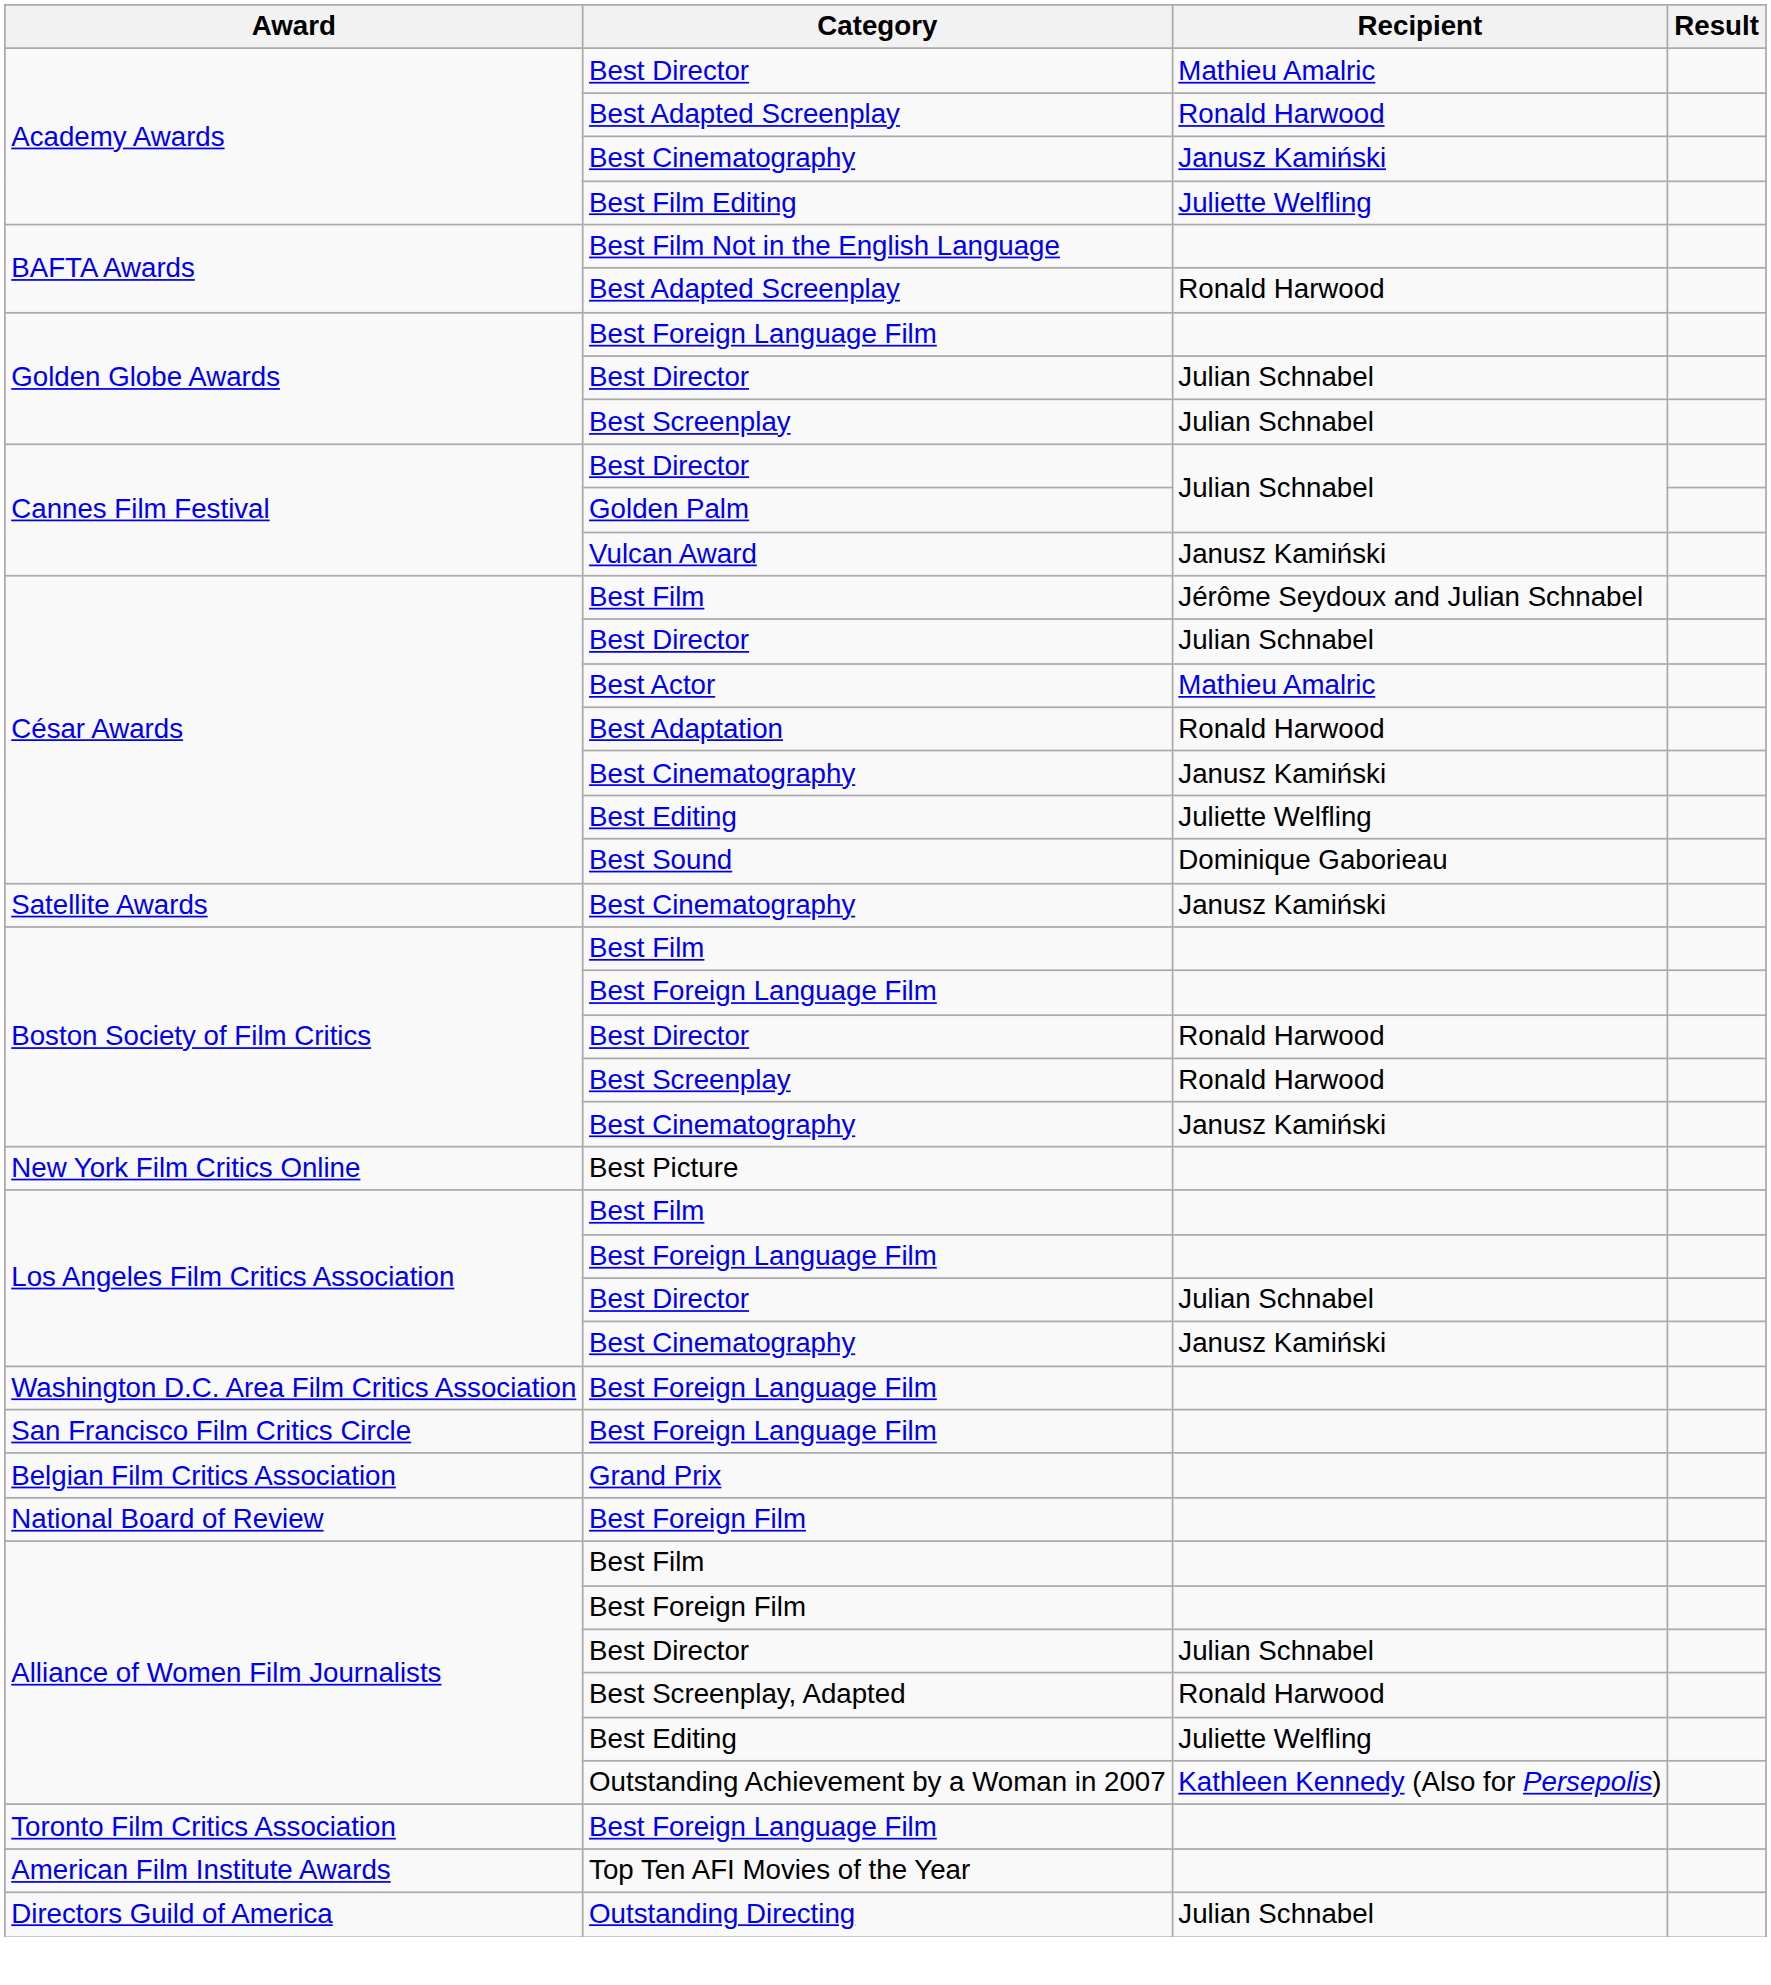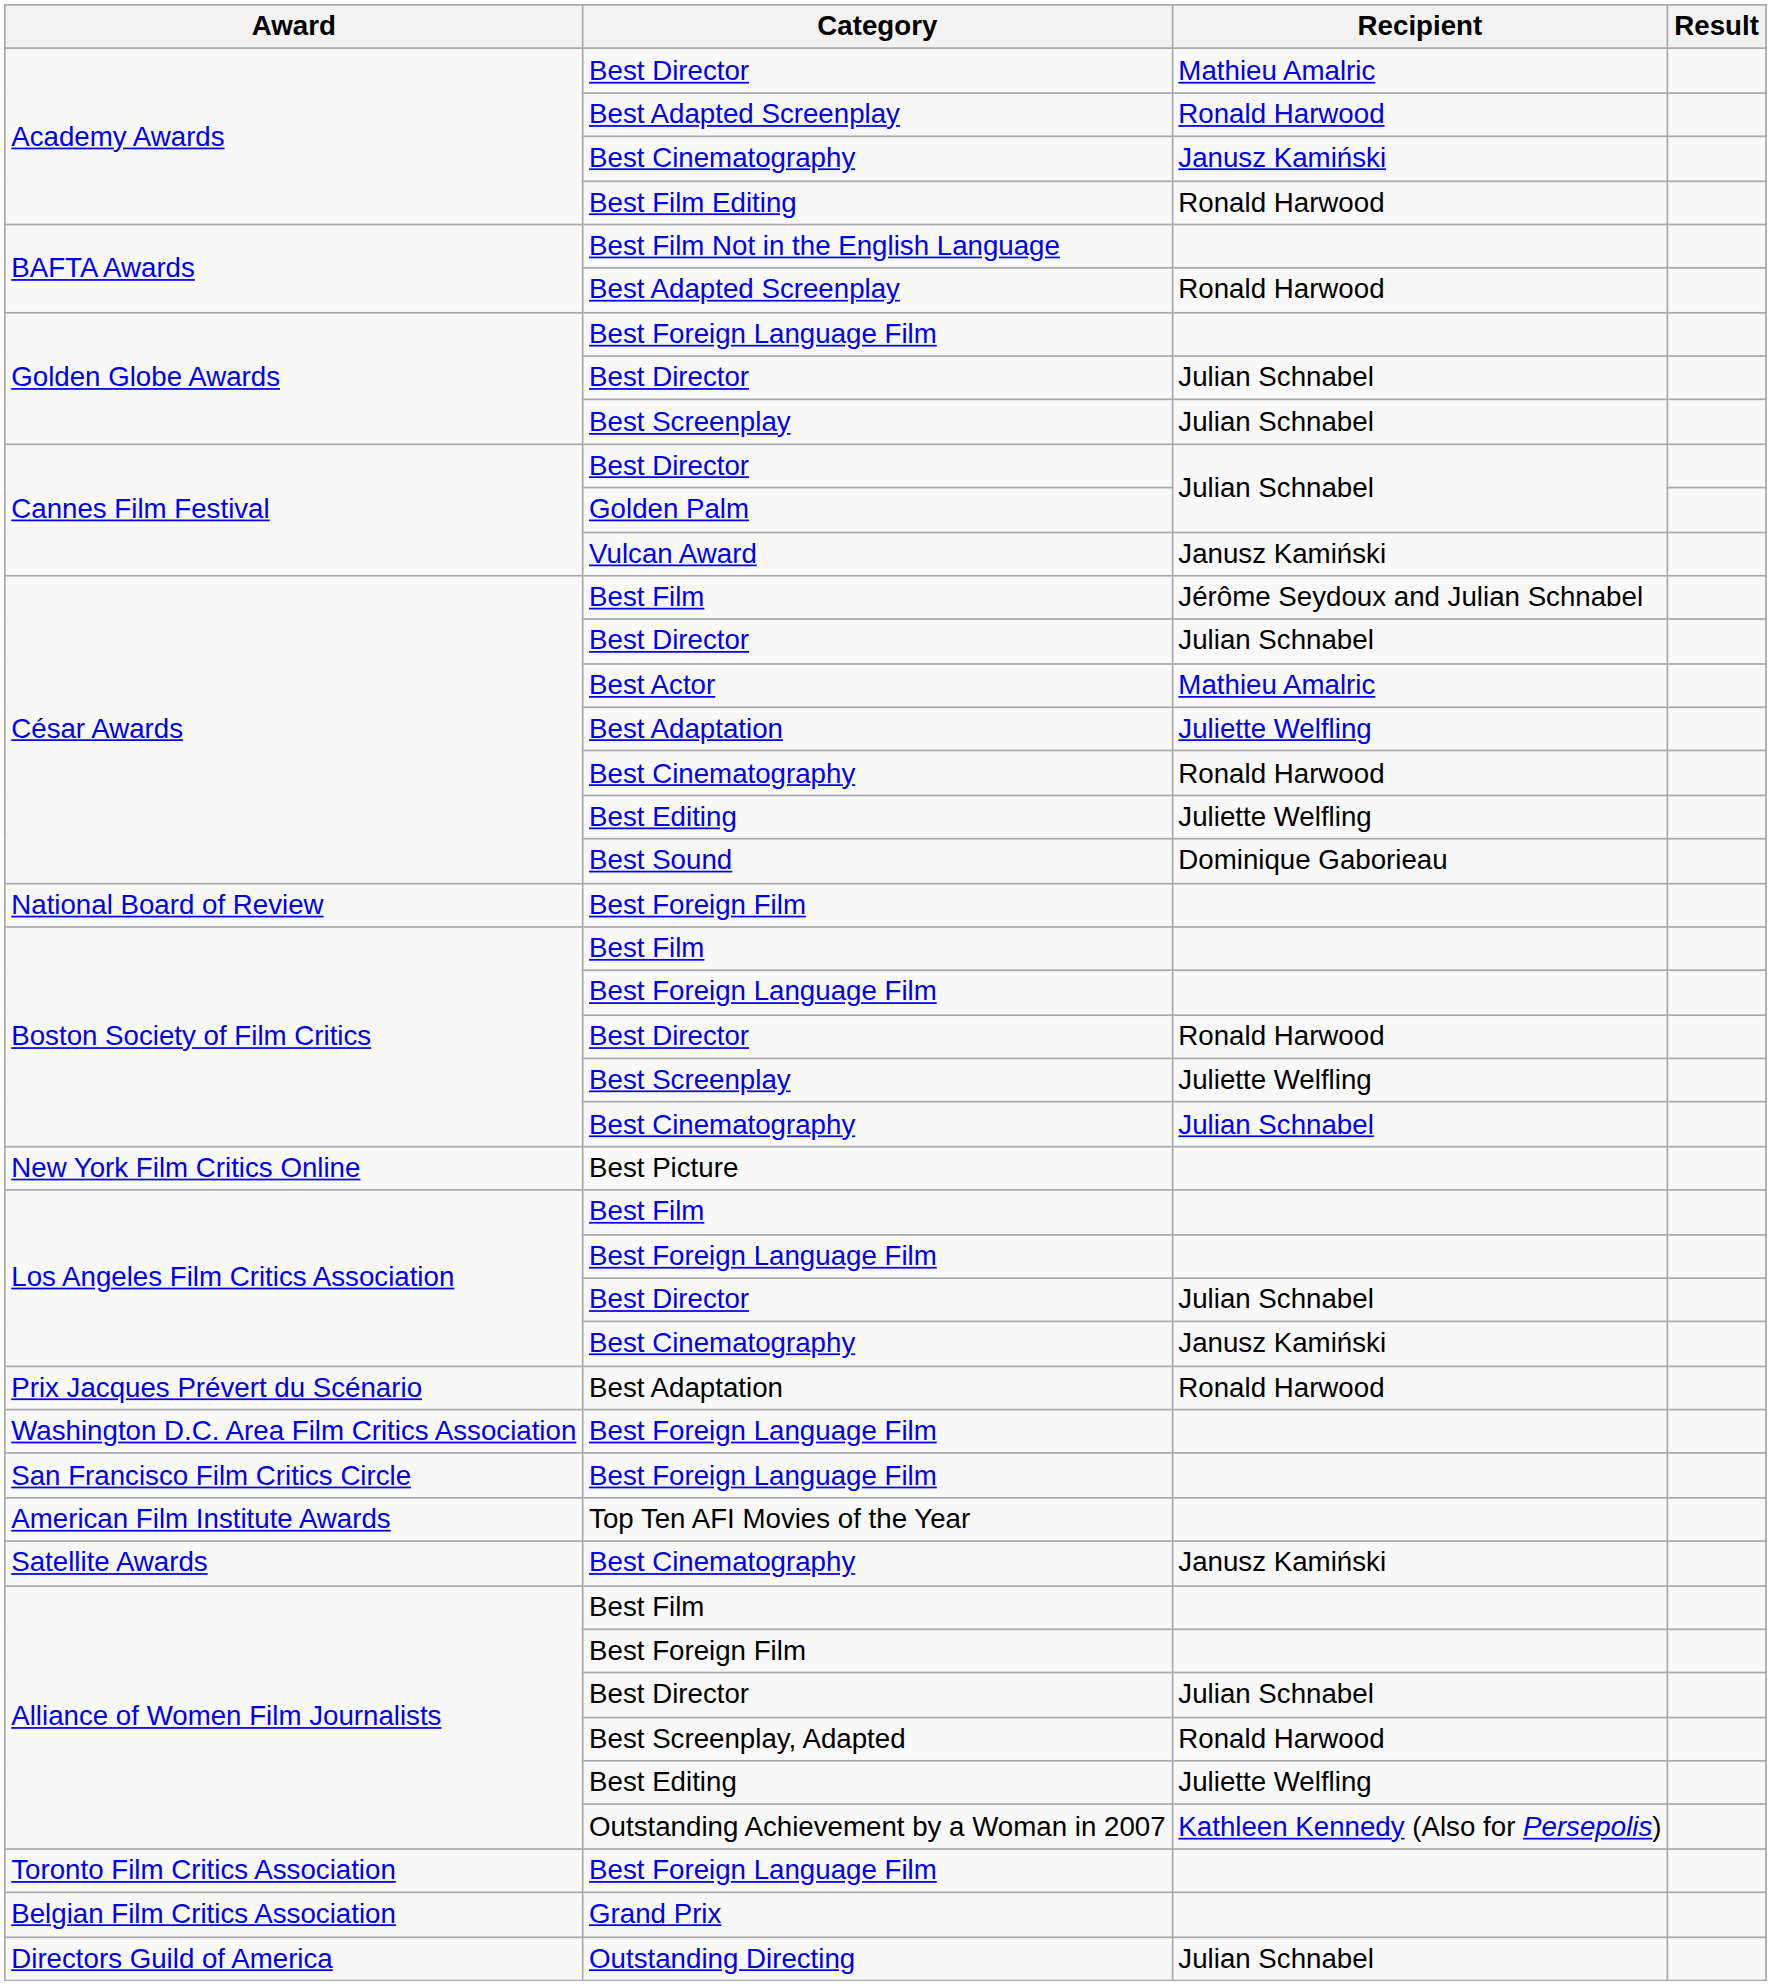(1275, 202) Juliette Welfling -> (1281, 202) Ronald Harwood
(1281, 728) Ronald Harwood -> (1275, 728) Juliette Welfling
(1282, 772) Janusz Kamiński -> (1281, 772) Ronald Harwood
rows swapped: (167, 1519) <-> (109, 904)
(1281, 1080) Ronald Harwood -> (1275, 1080) Juliette Welfling
(1282, 1123) Janusz Kamiński -> (1276, 1123) Julian Schnabel
+ row: (217, 1387)
rows swapped: (201, 1870) <-> (204, 1475)
